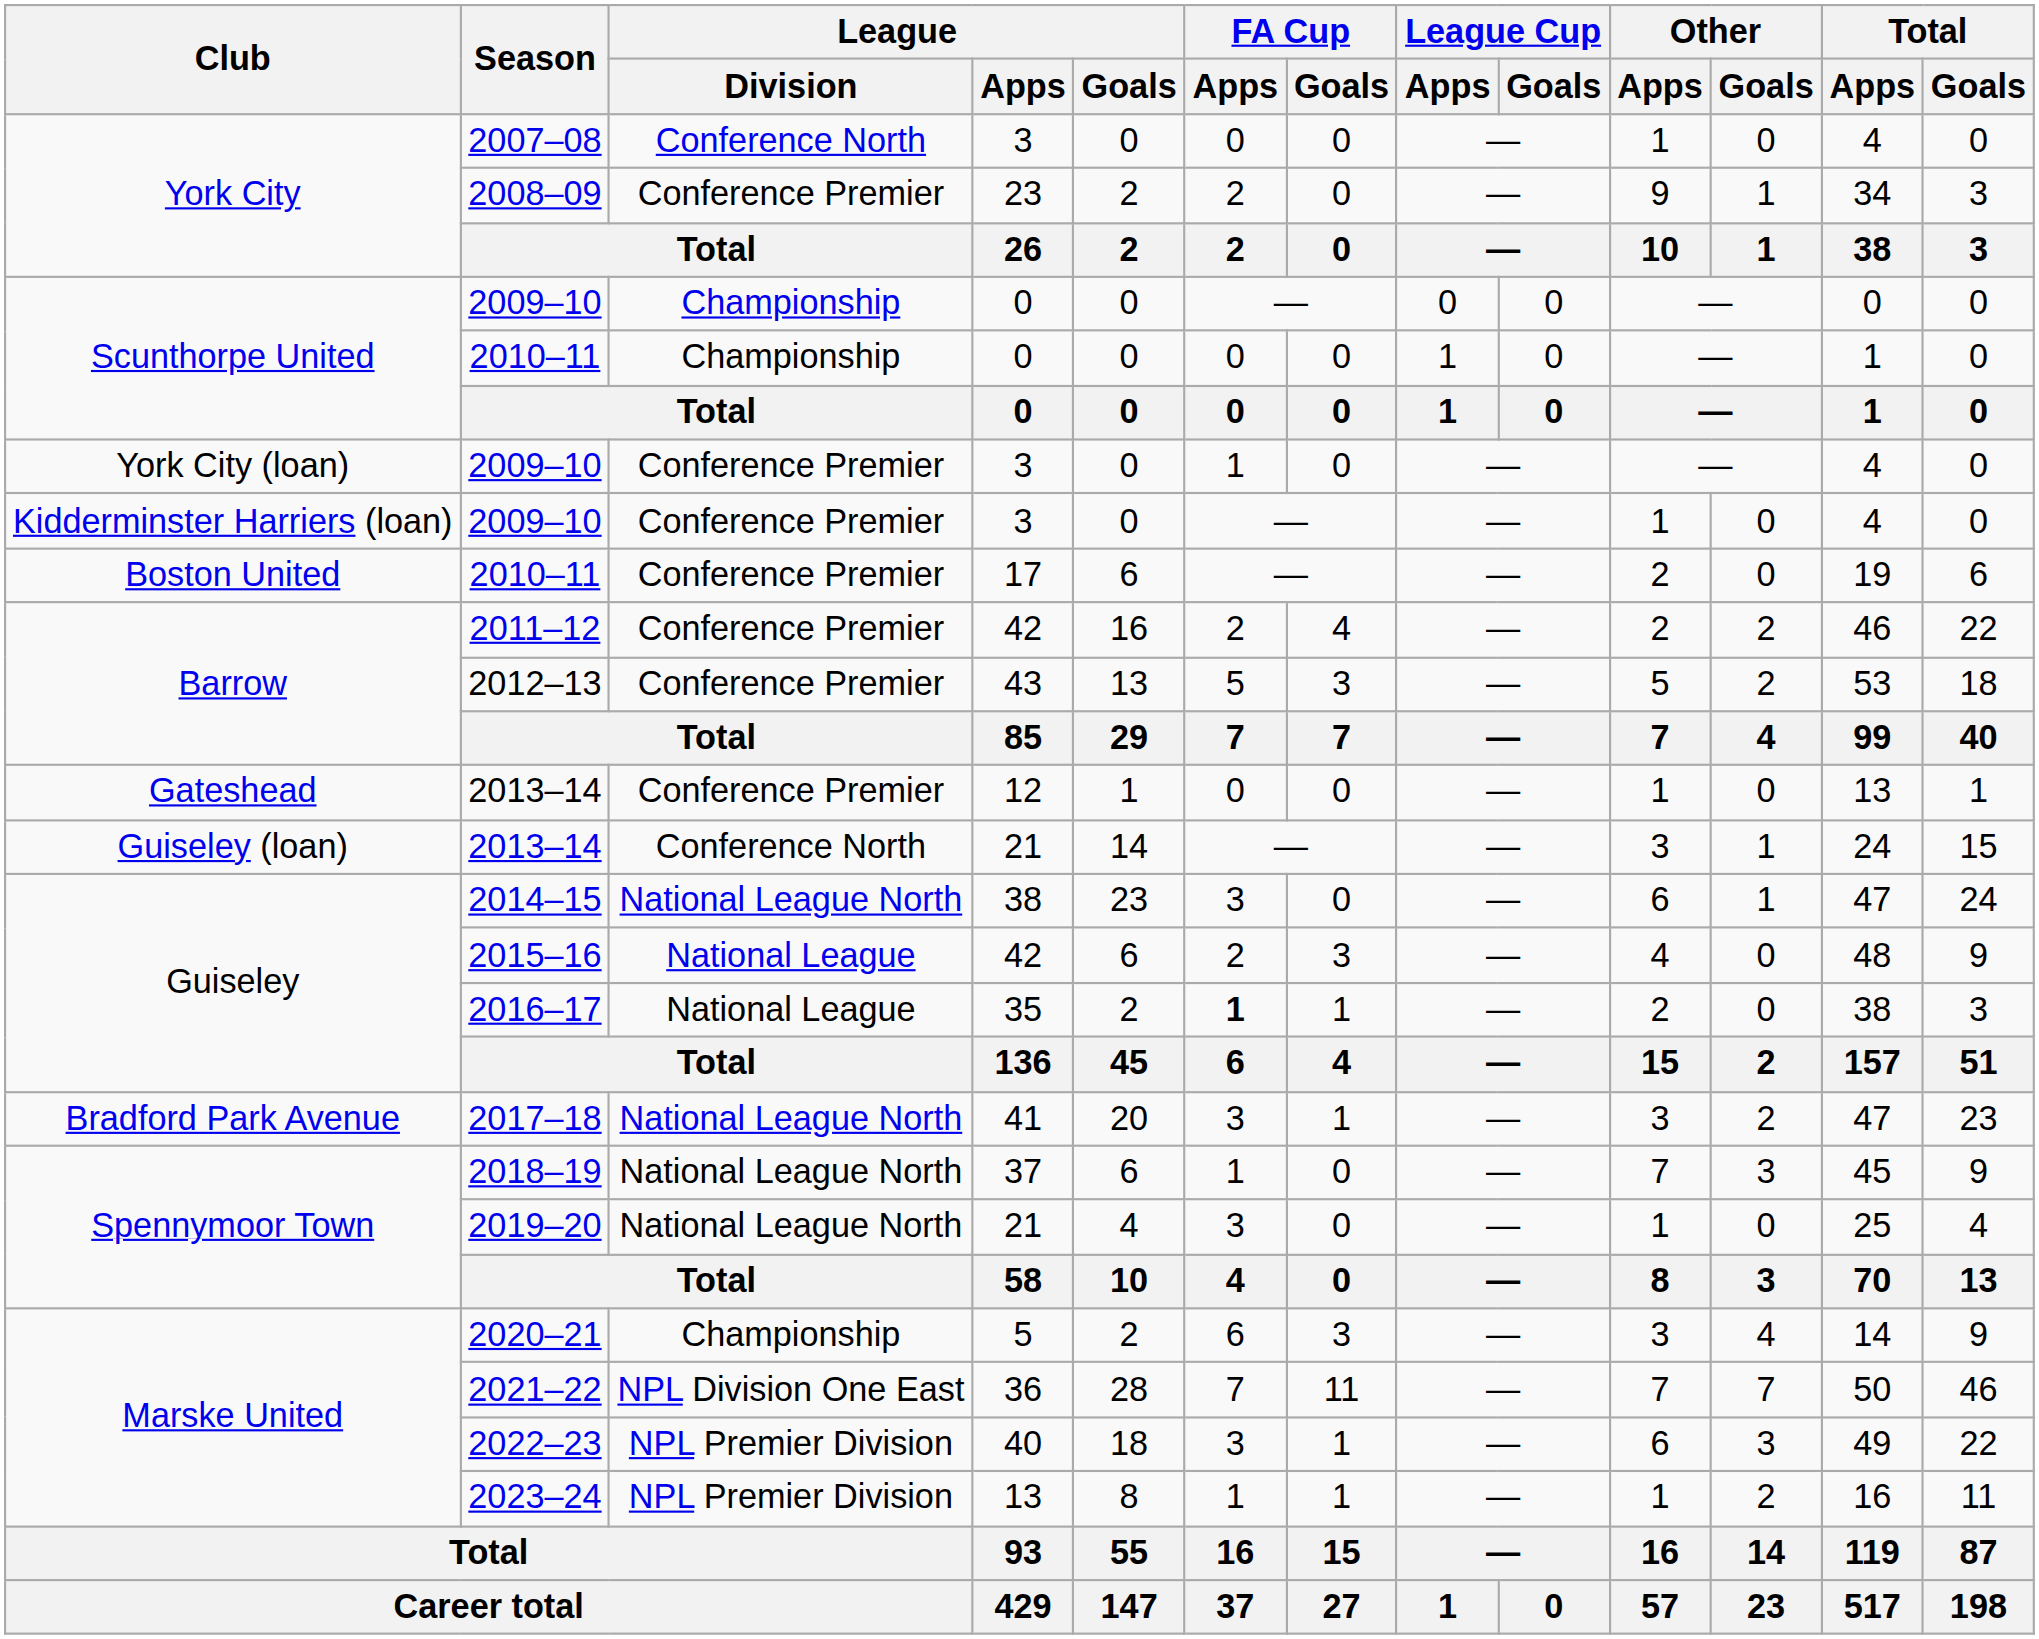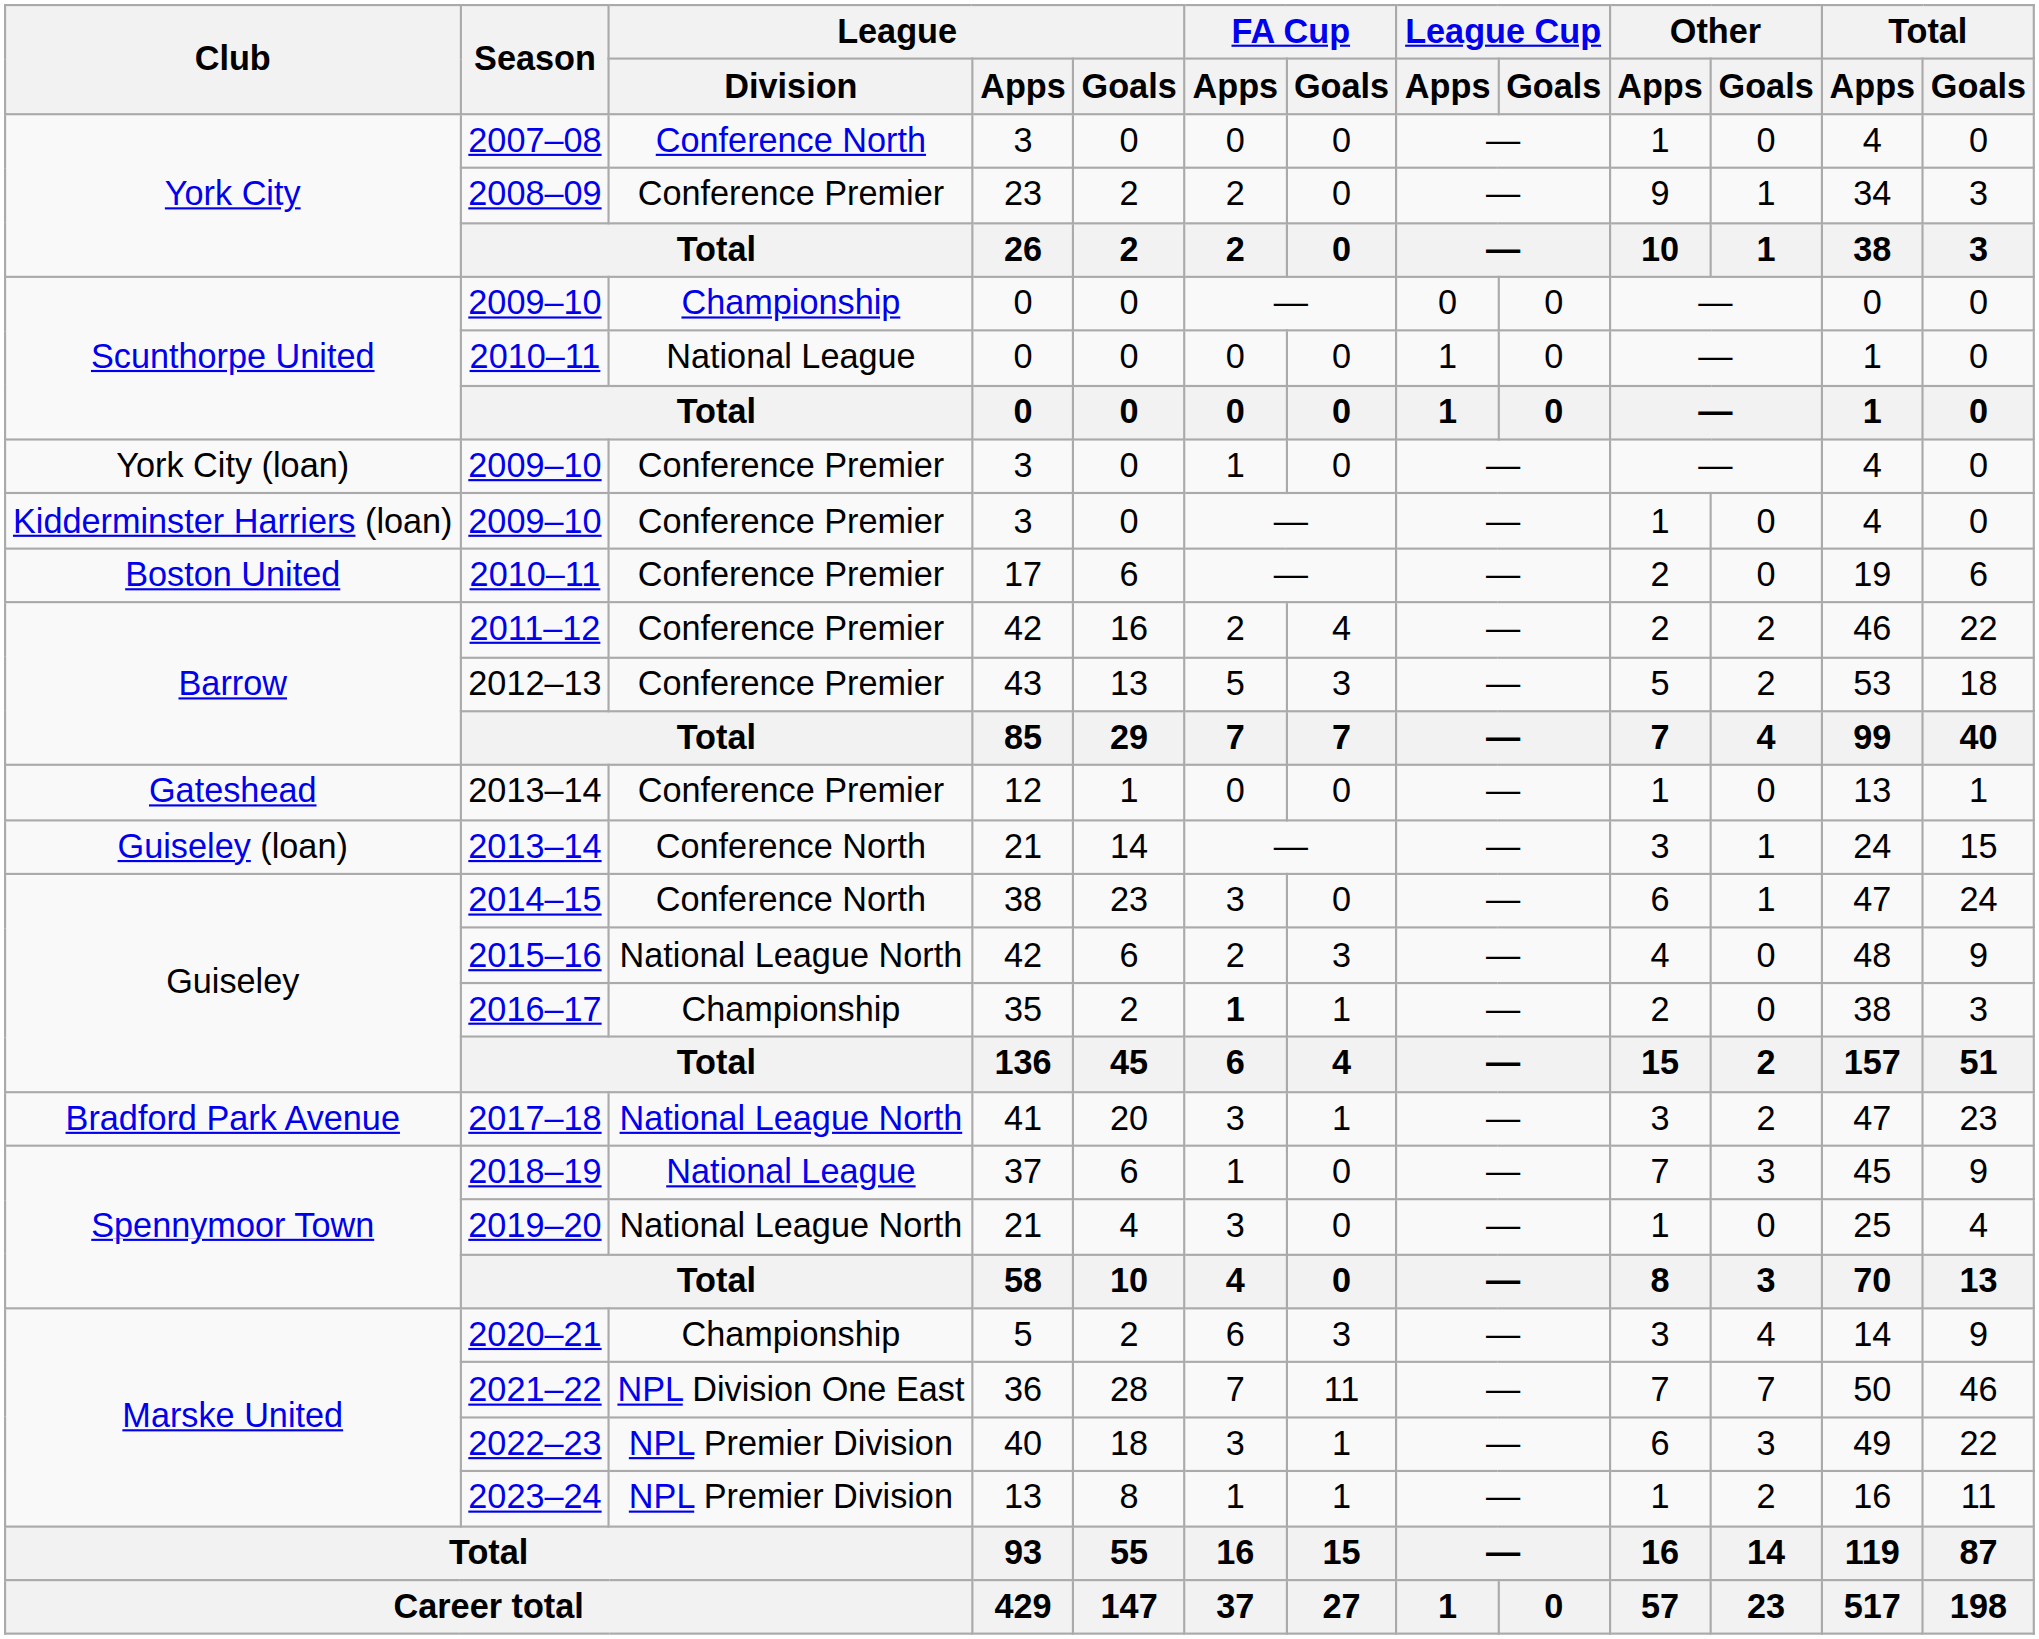(791, 357) Championship -> (791, 357) National League
(791, 900) National League North -> (791, 900) Conference North
(791, 954) National League -> (791, 954) National League North
(791, 1009) National League -> (791, 1009) Championship
(791, 1172) National League North -> (791, 1172) National League
